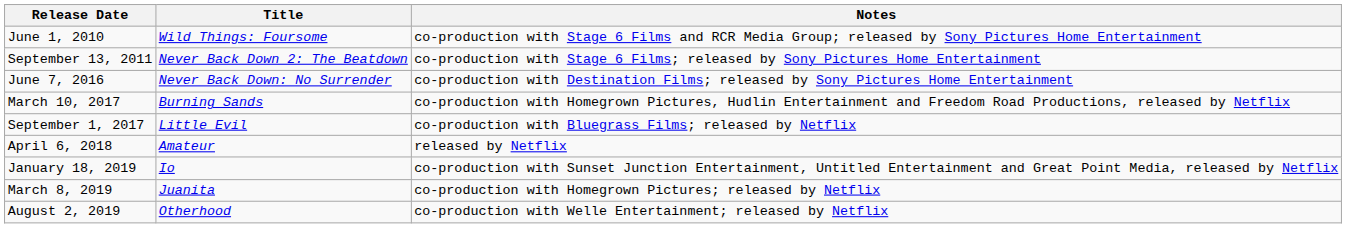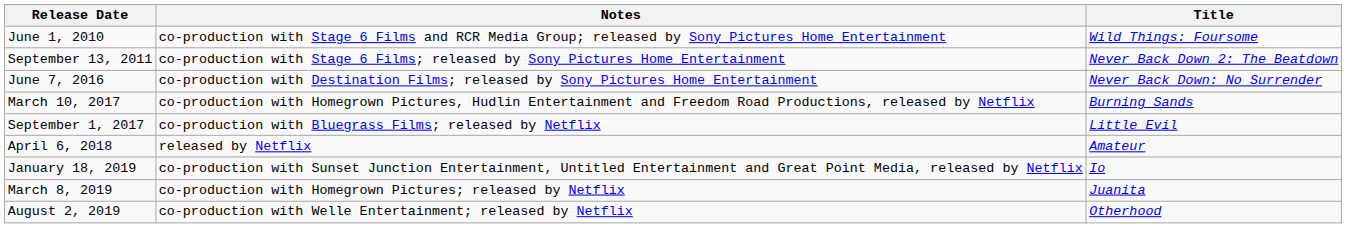columns swapped: (283, 15) <-> (876, 15)
